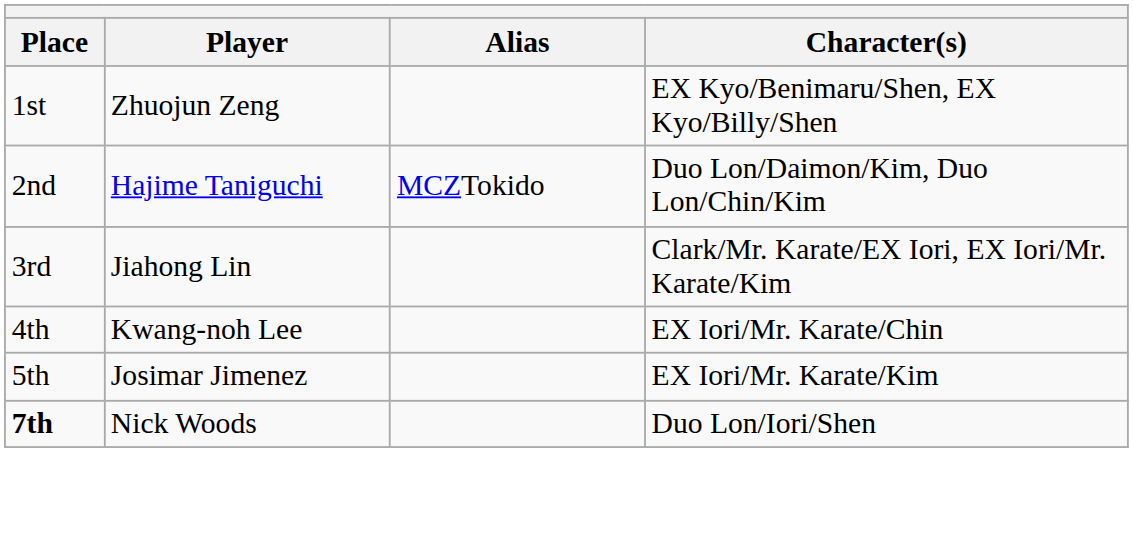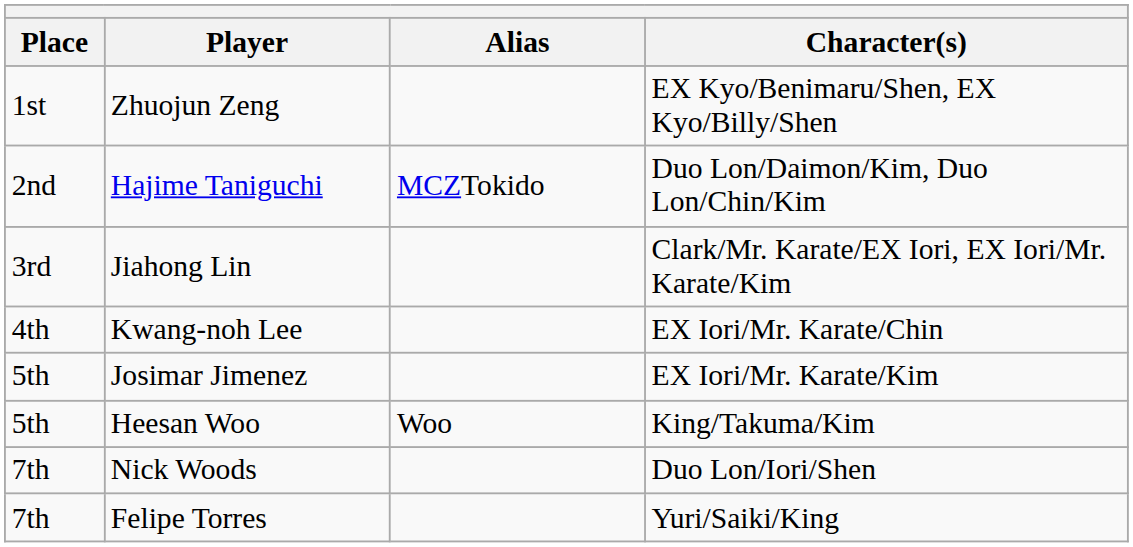+ row: (185, 423)
(32, 423) bold -> (31, 470) normal
+ row: (189, 517)
